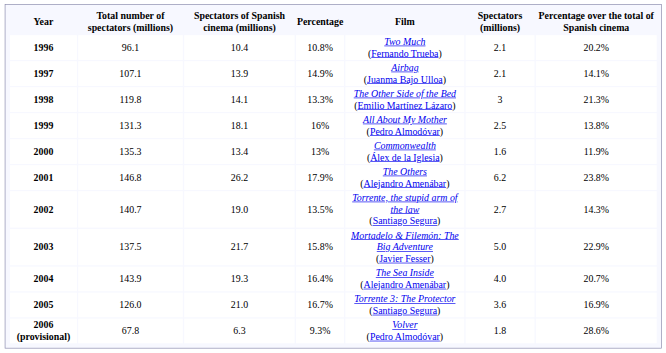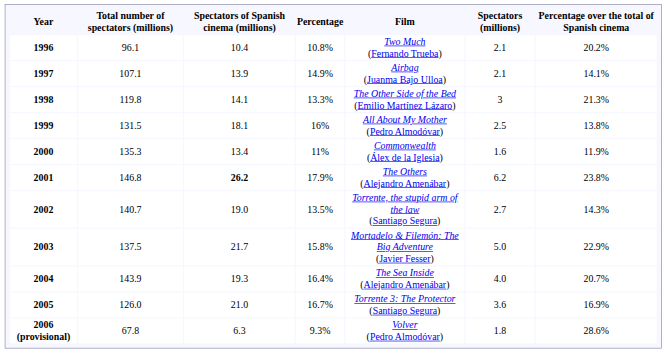(130, 125) 131.3 -> (130, 125) 131.5
(320, 151) 13% -> (320, 151) 11%
(239, 177) normal -> (239, 177) bold
